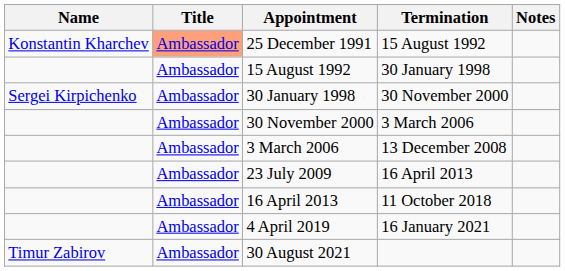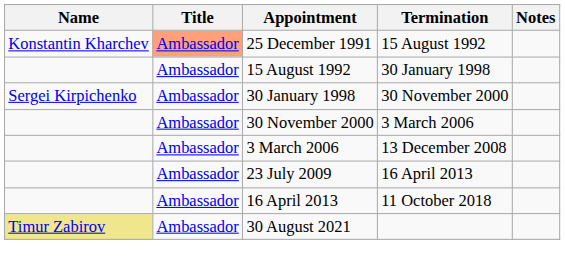- row: (288, 226)
(57, 252) no background -> (57, 226) khaki background
